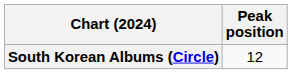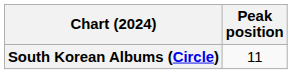(255, 56) 12 -> (255, 56) 11
